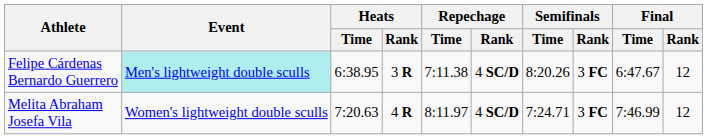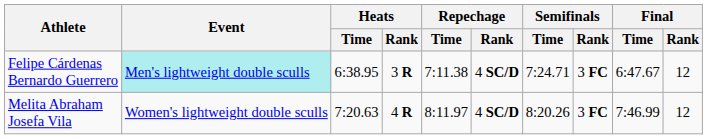(548, 72) 8:20.26 -> (548, 72) 7:24.71
(548, 113) 7:24.71 -> (548, 113) 8:20.26
